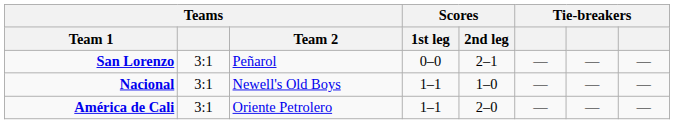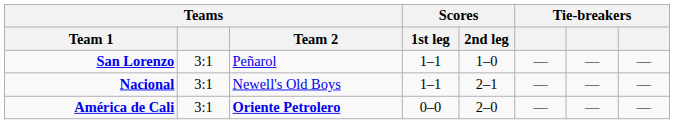(430, 61) 0–0 -> (430, 61) 1–1
(487, 61) 2–1 -> (487, 61) 1–0
(487, 84) 1–0 -> (487, 84) 2–1
(282, 107) normal -> (286, 107) bold
(430, 107) 1–1 -> (430, 107) 0–0
